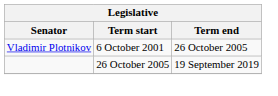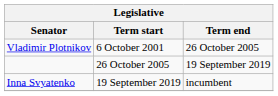+ row: (41, 82)
